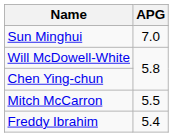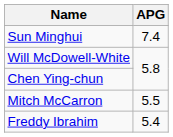(151, 36) 7.0 -> (151, 36) 7.4
